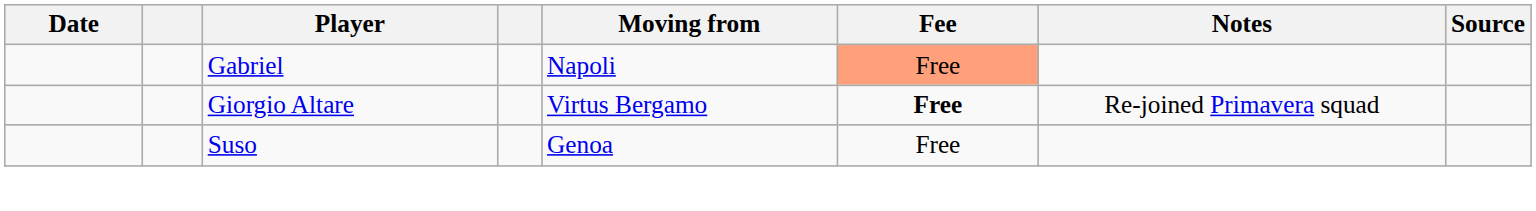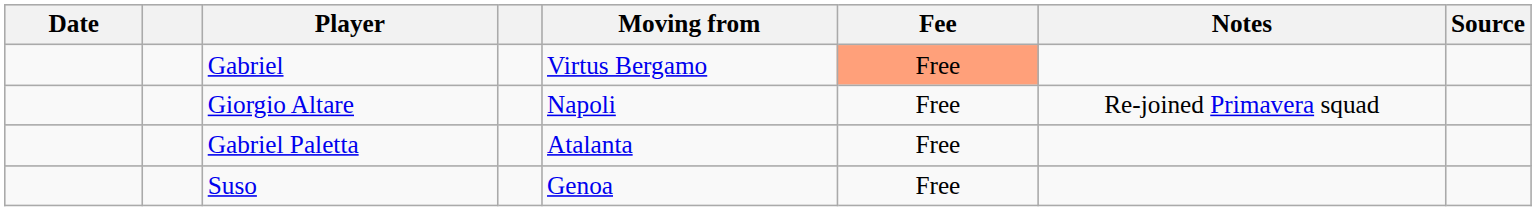(581, 64) Napoli -> (627, 64) Virtus Bergamo
(627, 104) Virtus Bergamo -> (581, 104) Napoli
(938, 104) bold -> (938, 104) normal
+ row: (283, 144)
